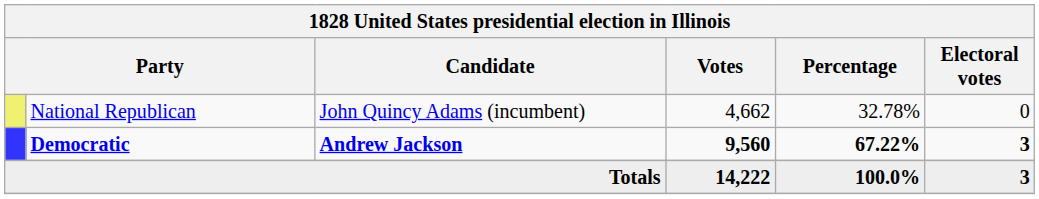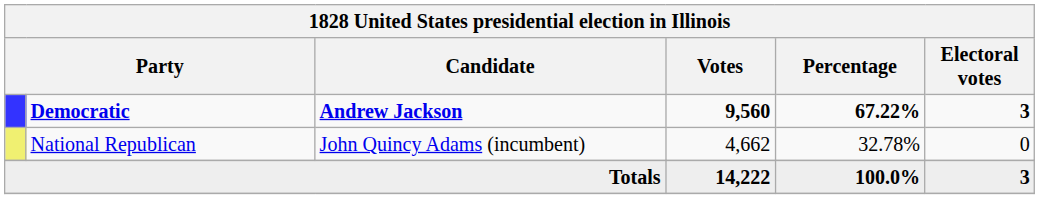rows swapped: (80, 144) <-> (113, 111)
